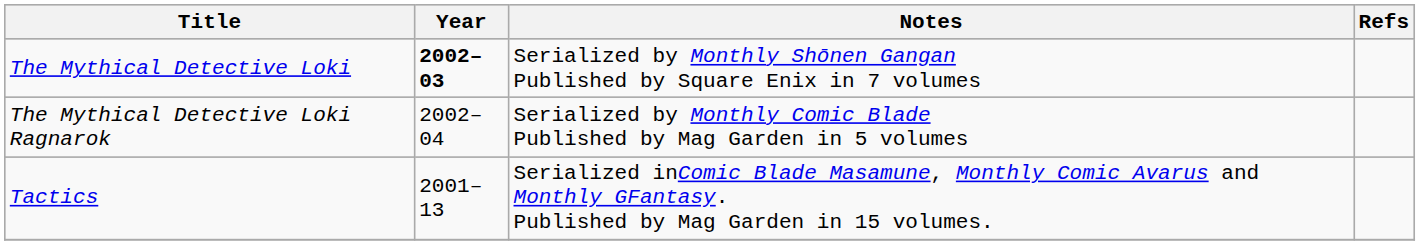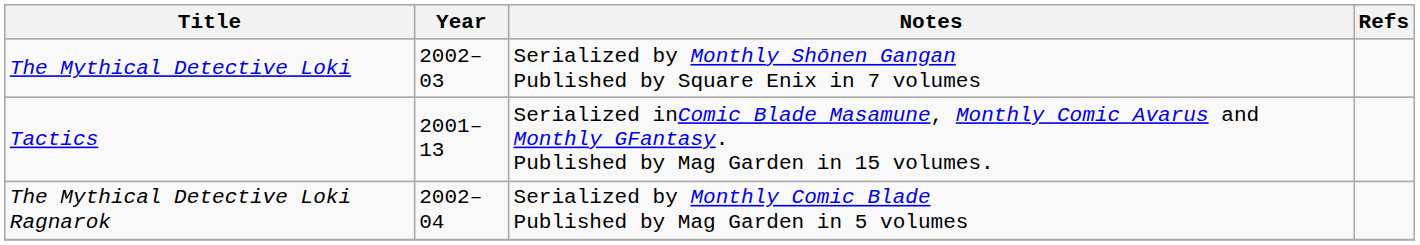(451, 68) bold -> (451, 68) normal
rows swapped: (180, 127) <-> (54, 198)
